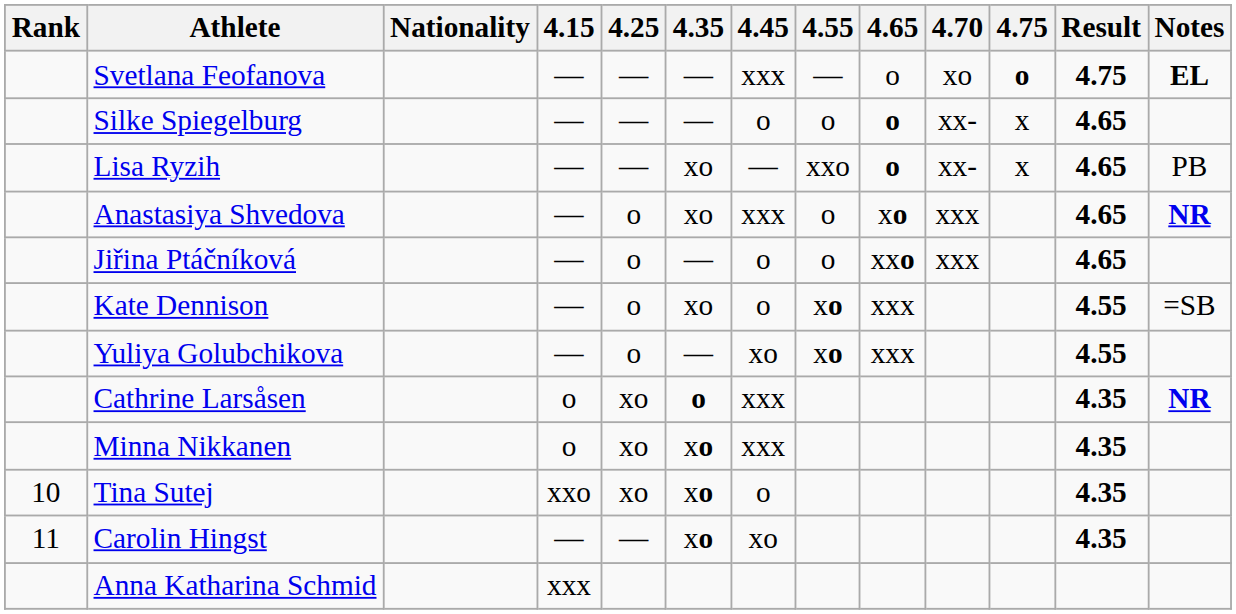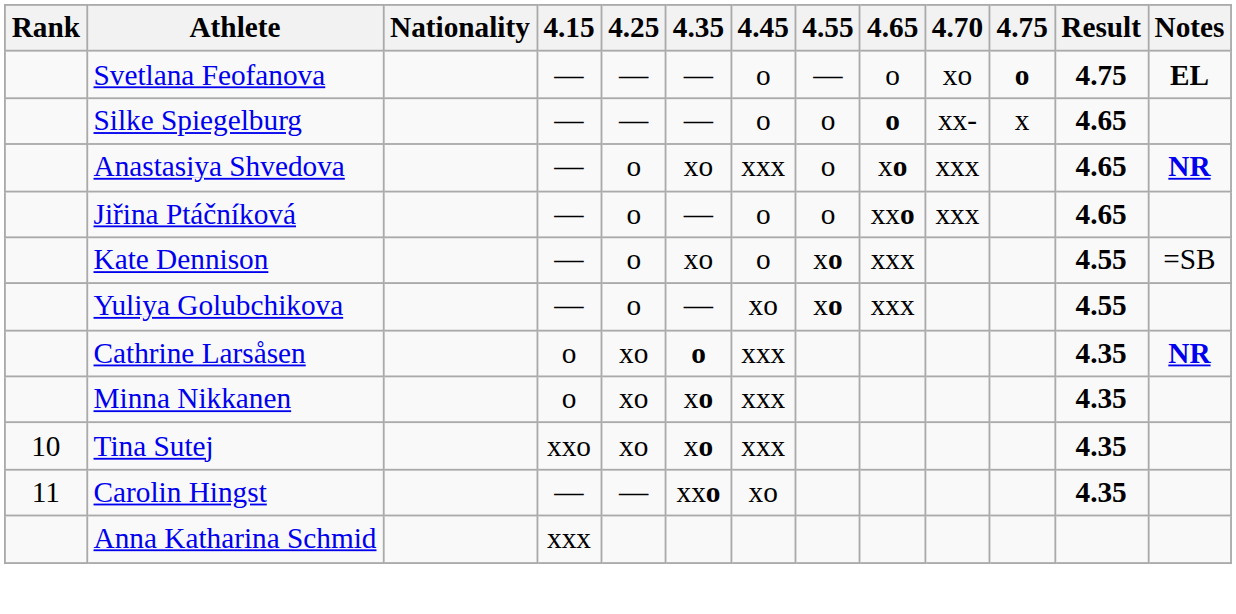(763, 74) xxx -> (763, 74) o
- row: (157, 167)
(763, 492) o -> (763, 445) xxx
(698, 538) xo -> (698, 492) xxo
